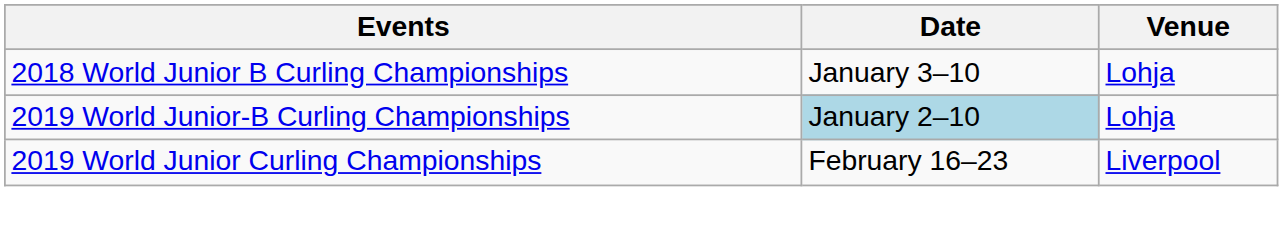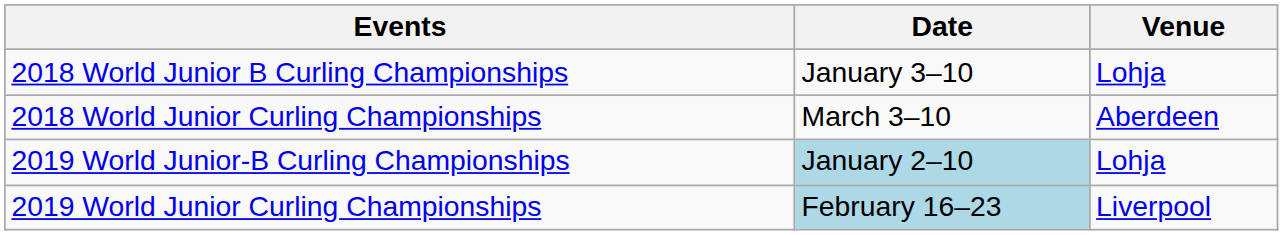+ row: (276, 116)
(908, 161) no background -> (902, 206) lightblue background
